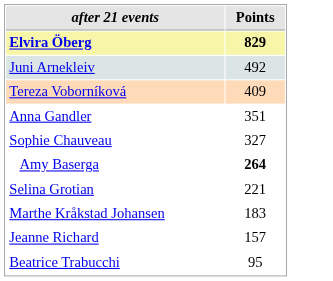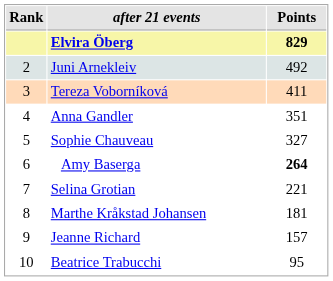+ column: (26, 17)
(255, 91) 409 -> (297, 91) 411
(255, 213) 183 -> (297, 213) 181
